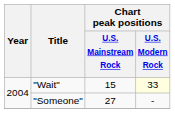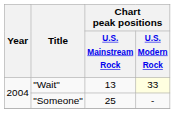(110, 85) 15 -> (110, 85) 13
(110, 101) 27 -> (110, 101) 25
